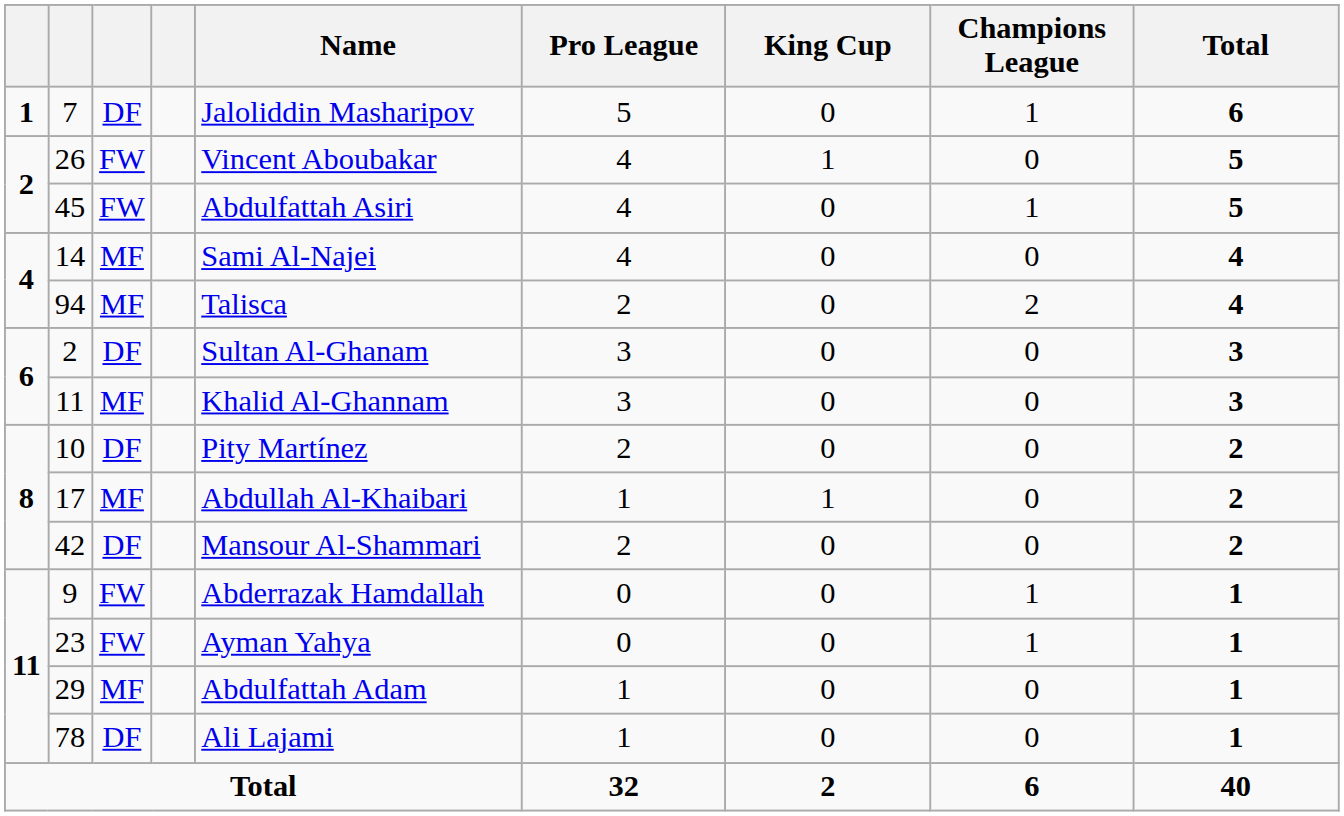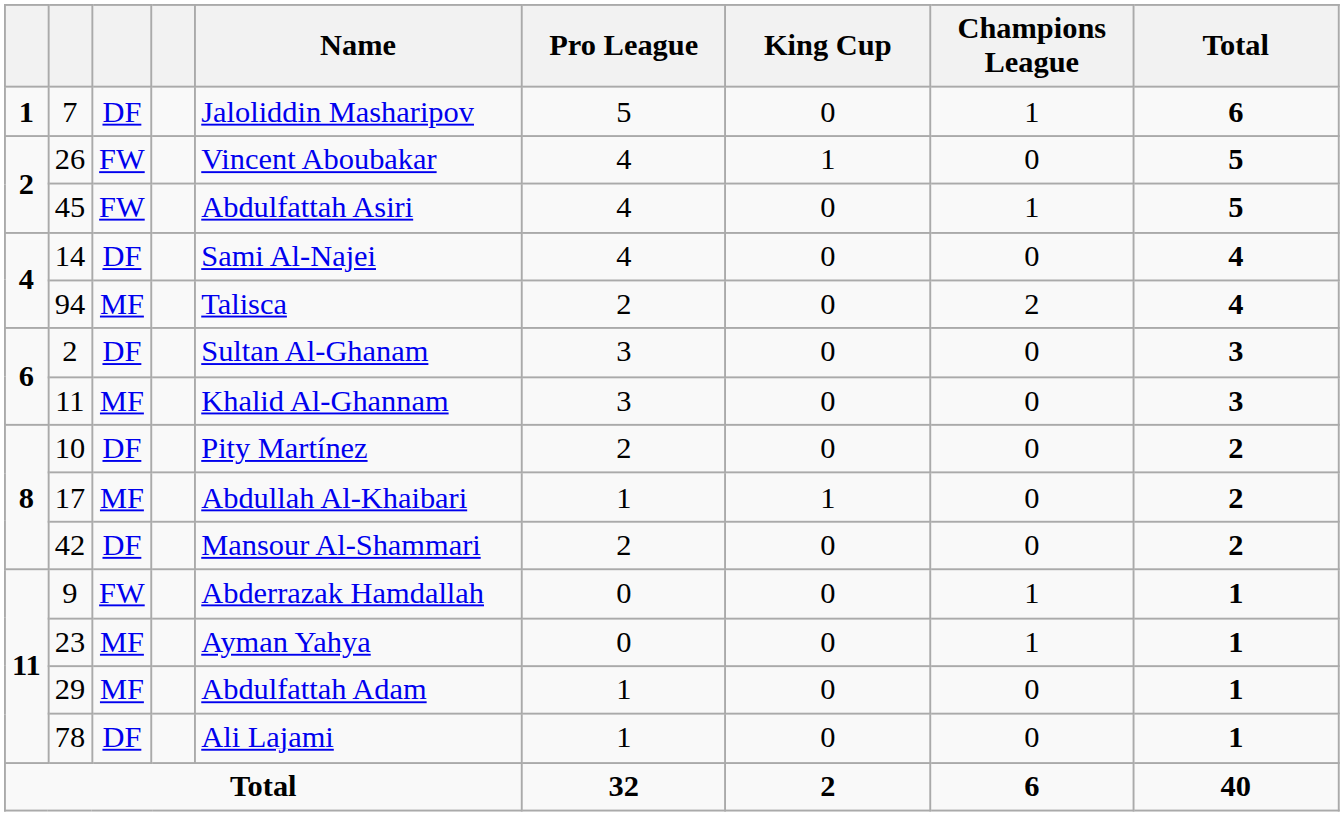(122, 255) MF -> (122, 255) DF
(122, 641) FW -> (122, 641) MF
